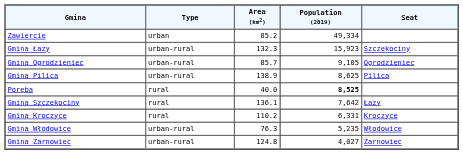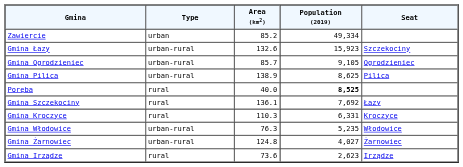(267, 49) 132.3 -> (267, 49) 132.6
(348, 102) 7,642 -> (348, 102) 7,692
(267, 115) 110.2 -> (267, 115) 110.3
+ row: (35, 155)
